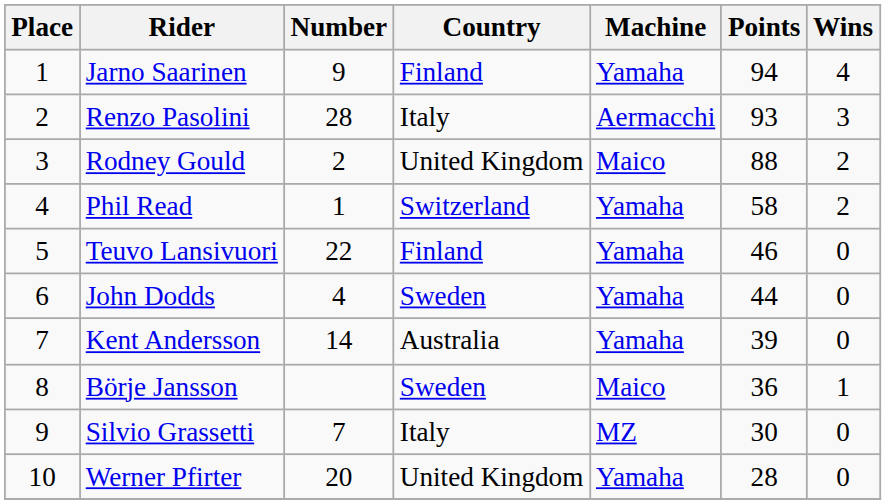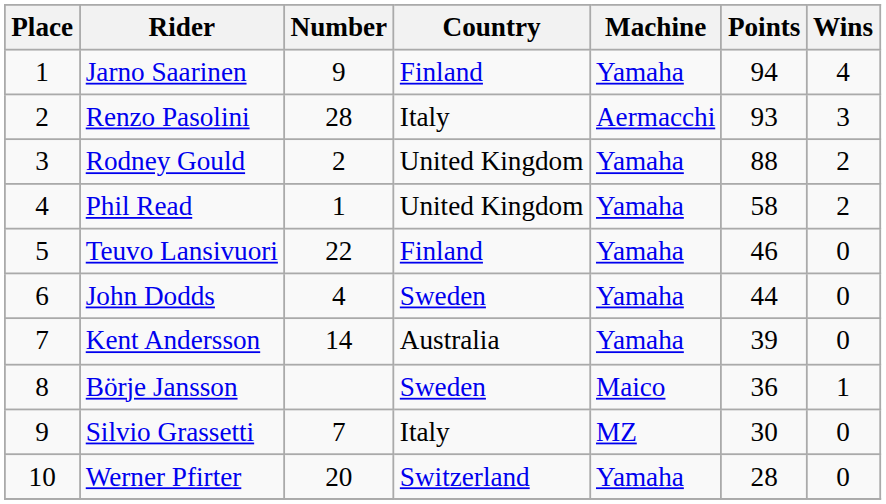(631, 161) Maico -> (640, 161) Yamaha
(465, 206) Switzerland -> (492, 206) United Kingdom
(492, 475) United Kingdom -> (465, 475) Switzerland
